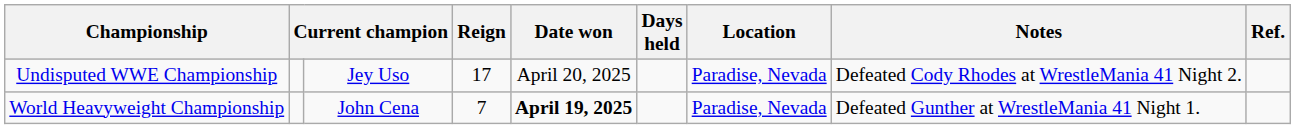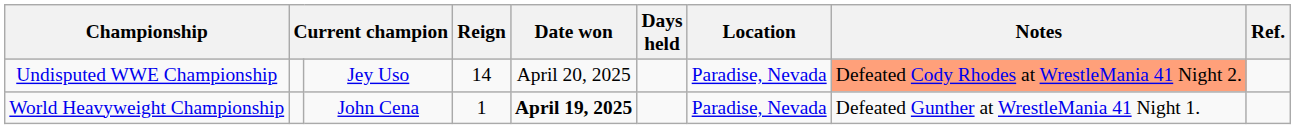(482, 75) 17 -> (482, 75) 14
(1039, 75) no background -> (1039, 75) lightsalmon background
(482, 107) 7 -> (482, 107) 1
